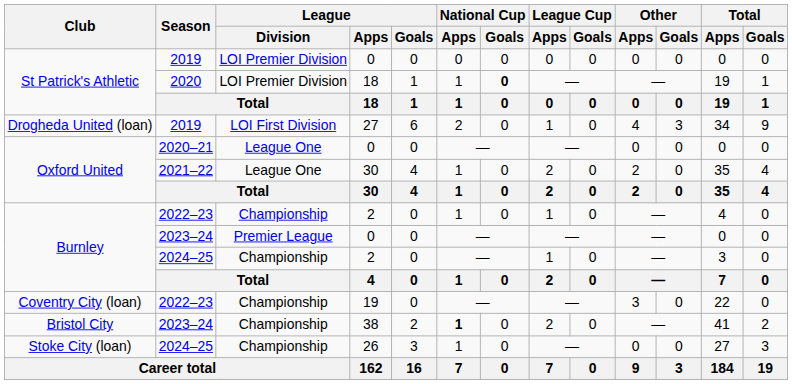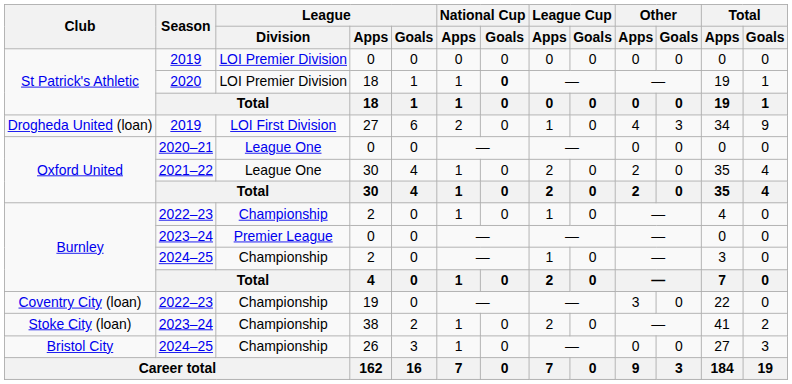(80, 324) Bristol City -> (80, 324) Stoke City (loan)
(459, 324) bold -> (459, 324) normal
(80, 346) Stoke City (loan) -> (80, 346) Bristol City
